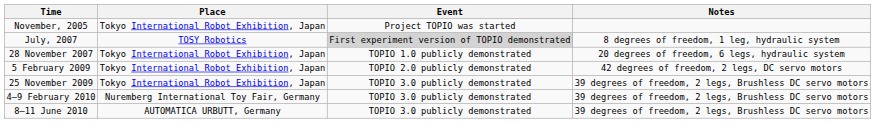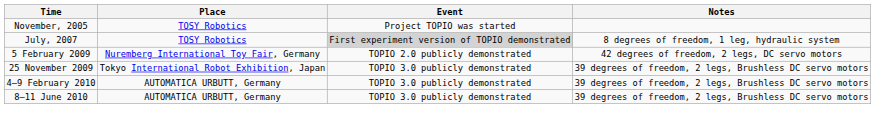(212, 26) Tokyo International Robot Exhibition, Japan -> (212, 26) TOSY Robotics
- row: (51, 54)
(212, 68) Tokyo International Robot Exhibition, Japan -> (212, 54) Nuremberg International Toy Fair, Germany
(212, 97) Nuremberg International Toy Fair, Germany -> (212, 82) AUTOMATICA URBUTT, Germany
